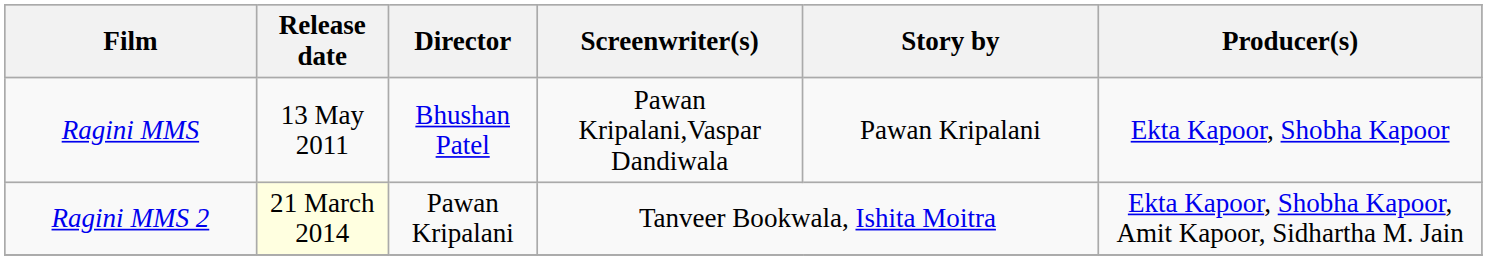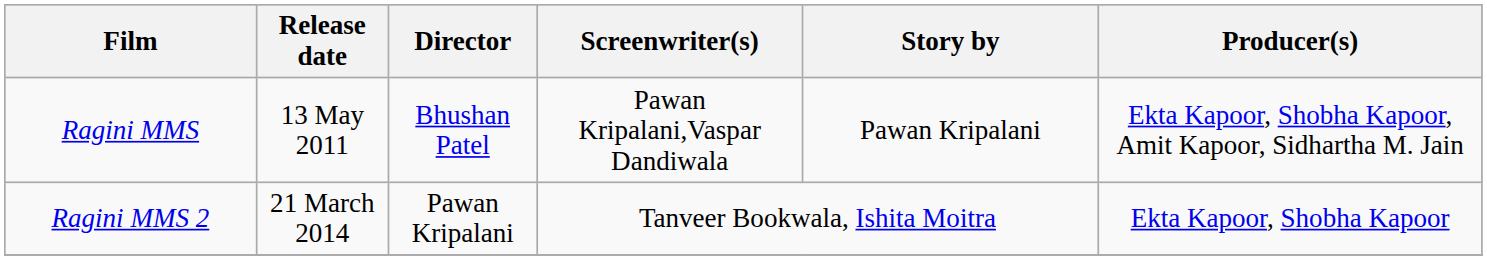(1290, 129) Ekta Kapoor, Shobha Kapoor -> (1290, 129) Ekta Kapoor, Shobha Kapoor, Amit Kapoor, Sidhartha M. Jain
(322, 218) lightyellow background -> (322, 218) no background
(1290, 218) Ekta Kapoor, Shobha Kapoor, Amit Kapoor, Sidhartha M. Jain -> (1290, 218) Ekta Kapoor, Shobha Kapoor
